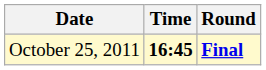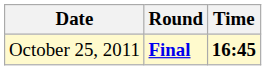columns swapped: (171, 19) <-> (229, 19)
